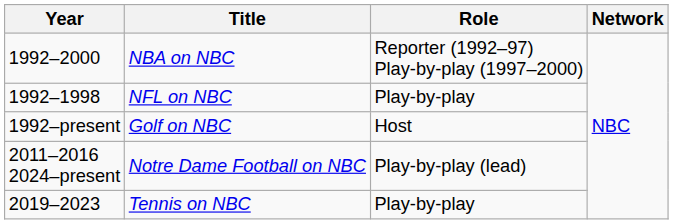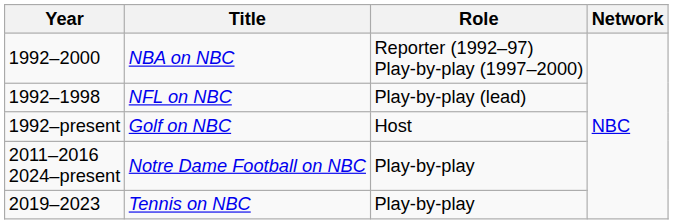(425, 97) Play-by-play -> (450, 97) Play-by-play (lead)
(450, 165) Play-by-play (lead) -> (425, 165) Play-by-play
